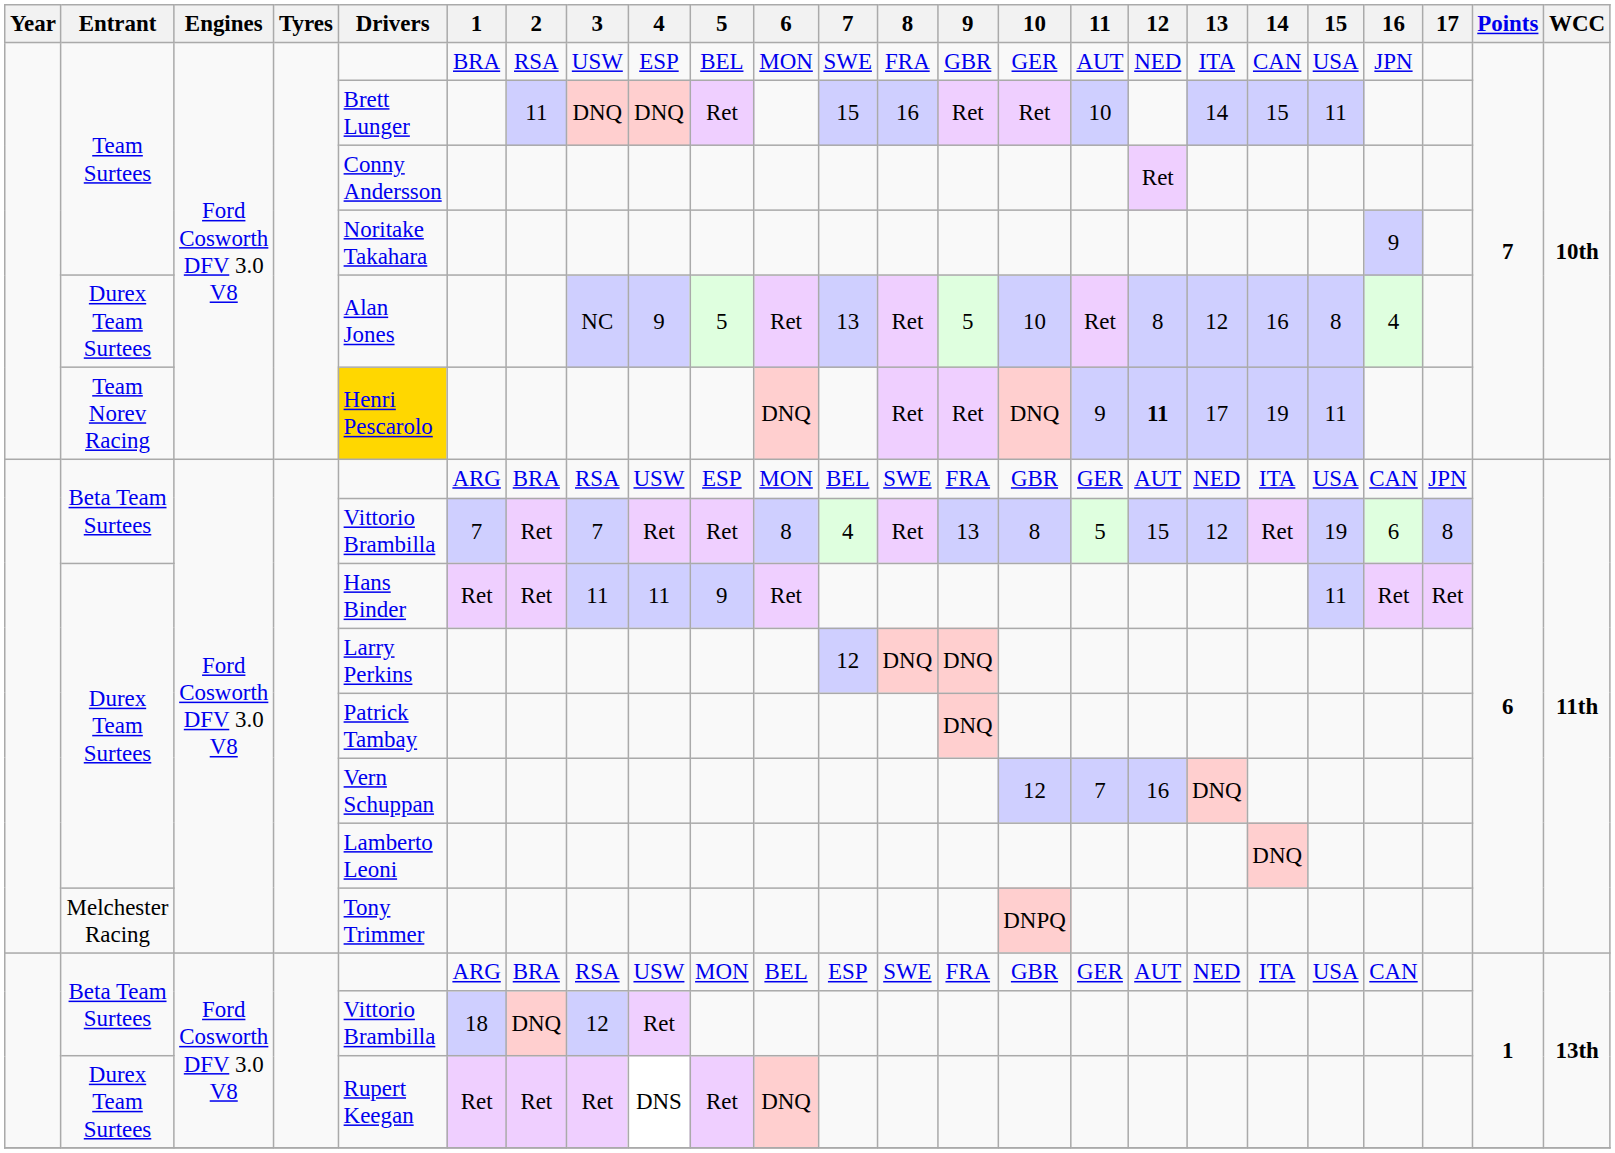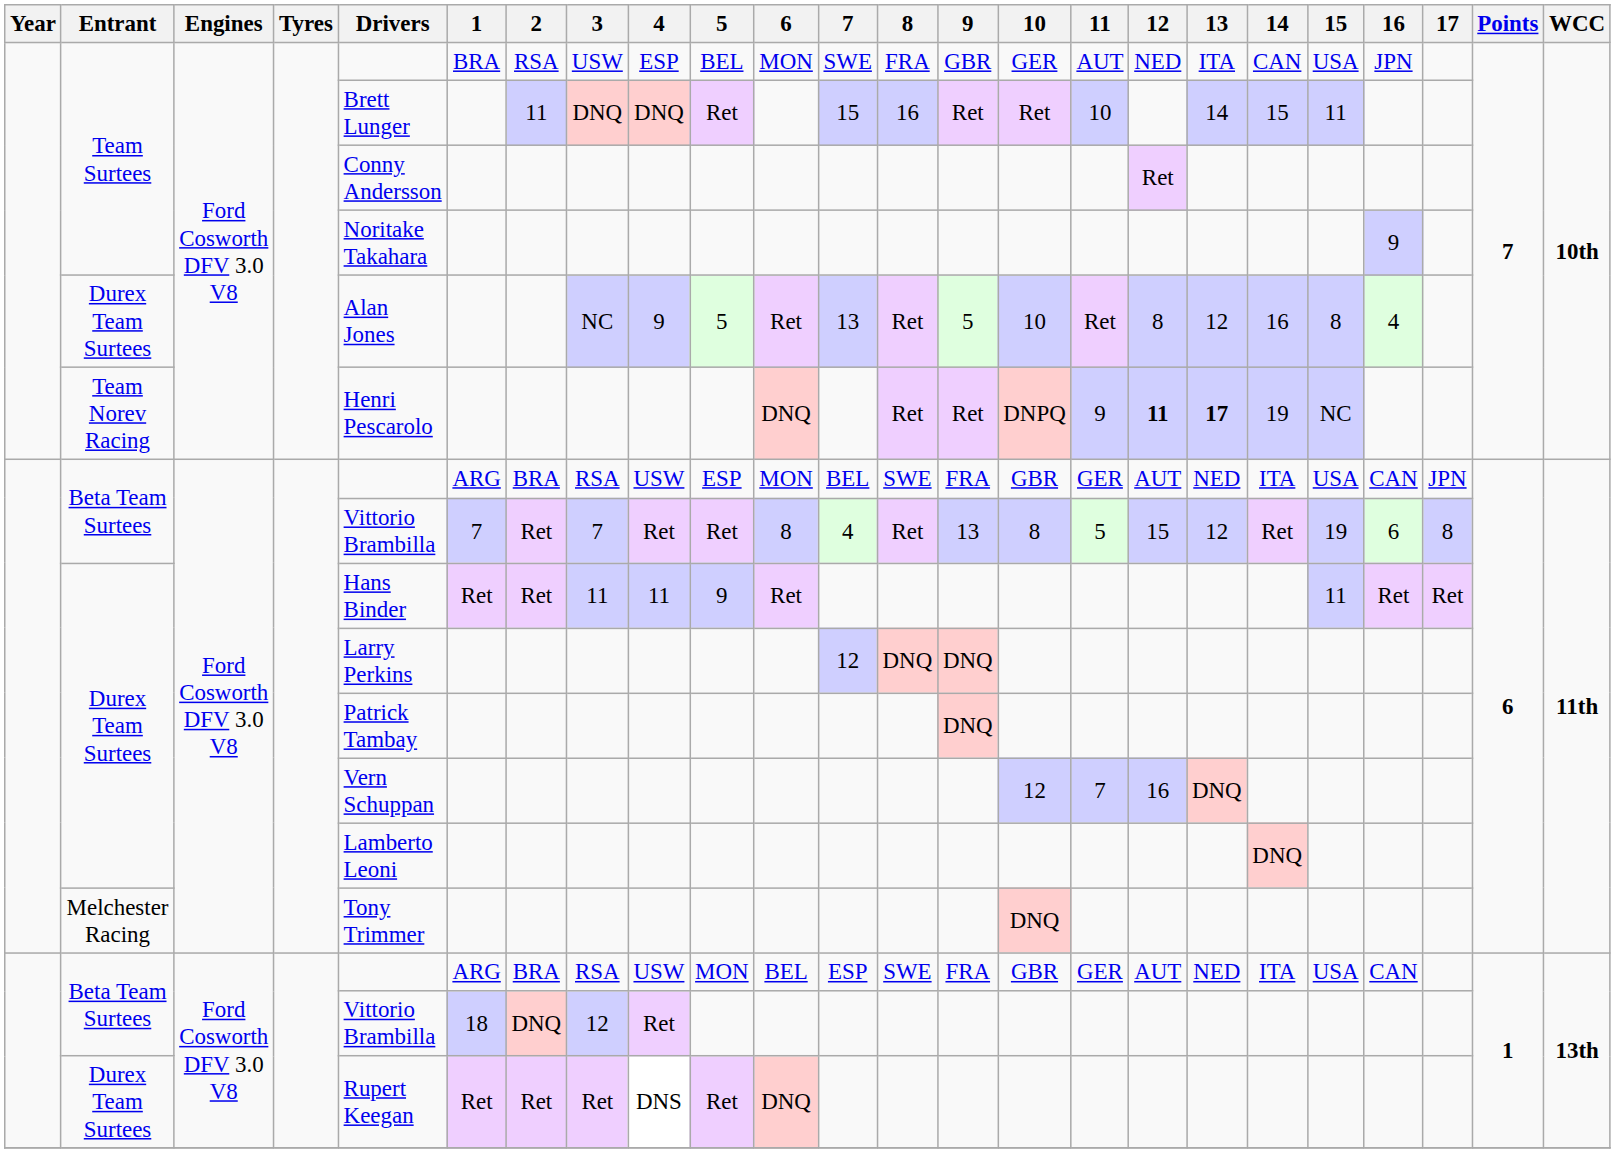(388, 413) gold background -> (388, 413) no background
(1034, 413) DNQ -> (1034, 413) DNPQ
(1217, 413) normal -> (1217, 413) bold
(1336, 413) 11 -> (1336, 413) NC
(1034, 920) DNPQ -> (1034, 920) DNQ
